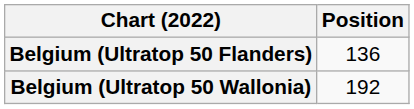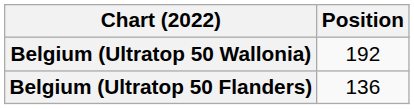rows swapped: (161, 53) <-> (161, 86)
